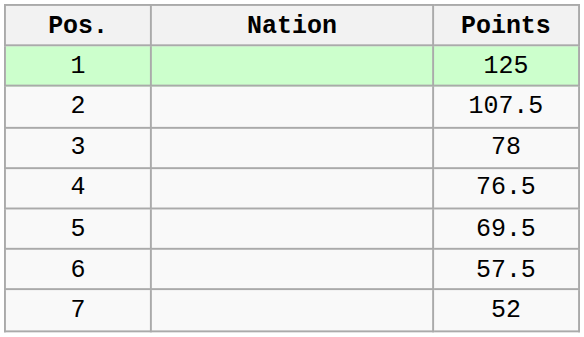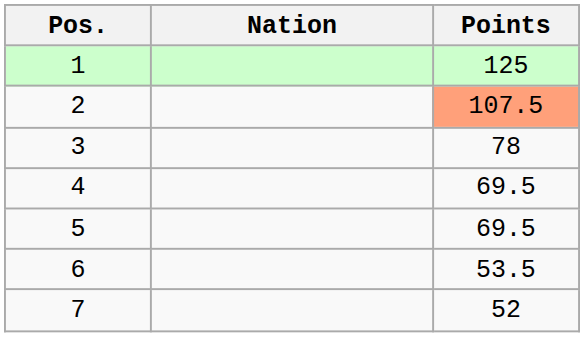(506, 107) no background -> (506, 107) lightsalmon background
(506, 188) 76.5 -> (506, 188) 69.5
(506, 269) 57.5 -> (506, 269) 53.5
